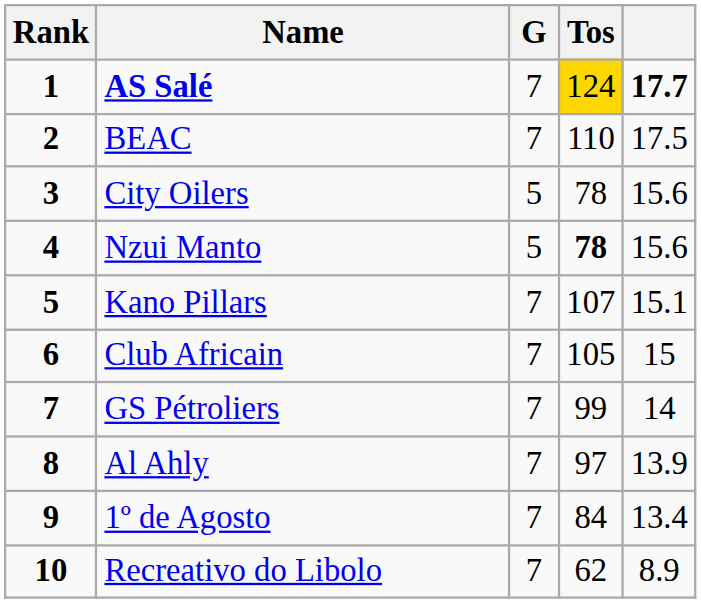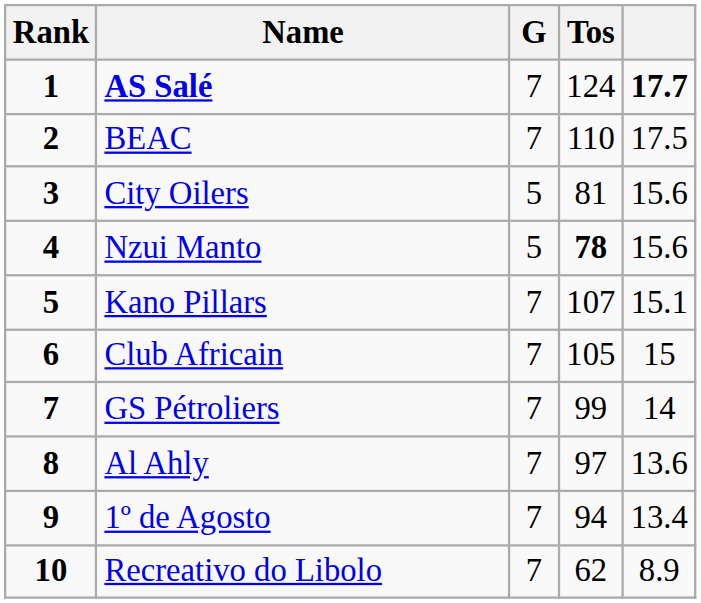(591, 85) gold background -> (591, 85) no background
(591, 193) 78 -> (591, 193) 81
(659, 463) 13.9 -> (659, 463) 13.6
(591, 517) 84 -> (591, 517) 94
